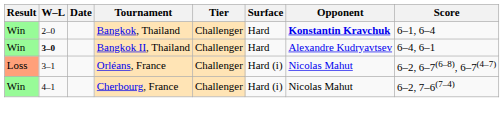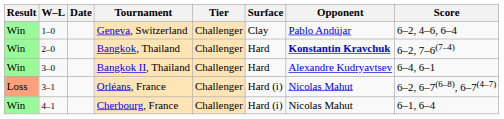+ row: (142, 30)
(416, 30) 6–1, 6–4 -> (426, 49) 6–2, 7–6(7–4)
(48, 47) bold -> (48, 68) normal
(426, 86) 6–2, 7–6(7–4) -> (416, 105) 6–1, 6–4
